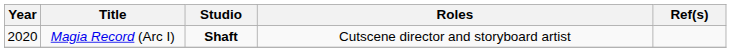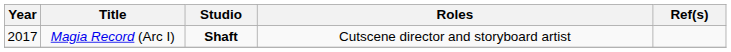(22, 36) 2020 -> (22, 36) 2017
